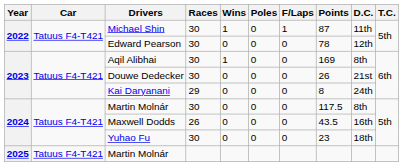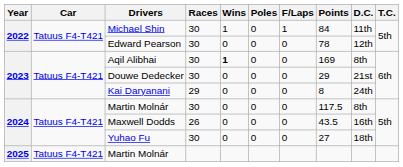(324, 28) 87 -> (324, 28) 84
(225, 60) normal -> (225, 60) bold
(324, 75) 26 -> (324, 75) 29
(324, 138) 23 -> (324, 138) 27
